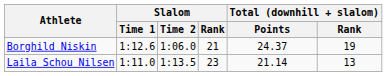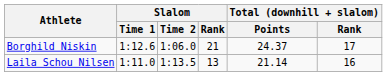(349, 46) 19 -> (349, 46) 17
(213, 63) 23 -> (213, 63) 13
(349, 63) 13 -> (349, 63) 16
